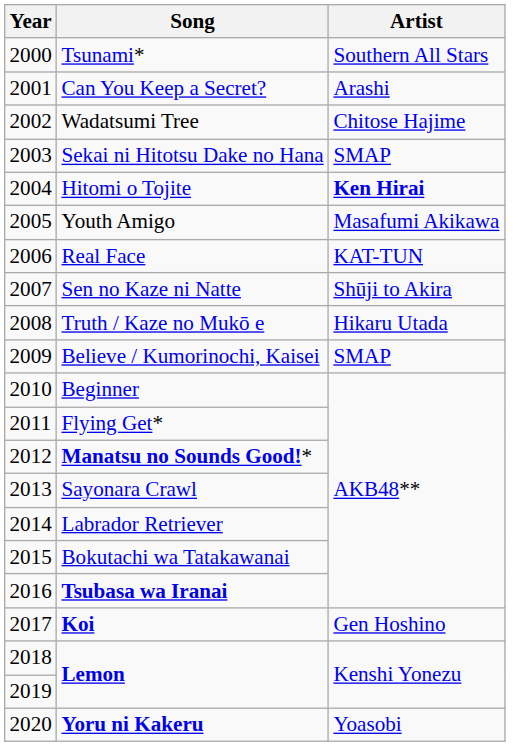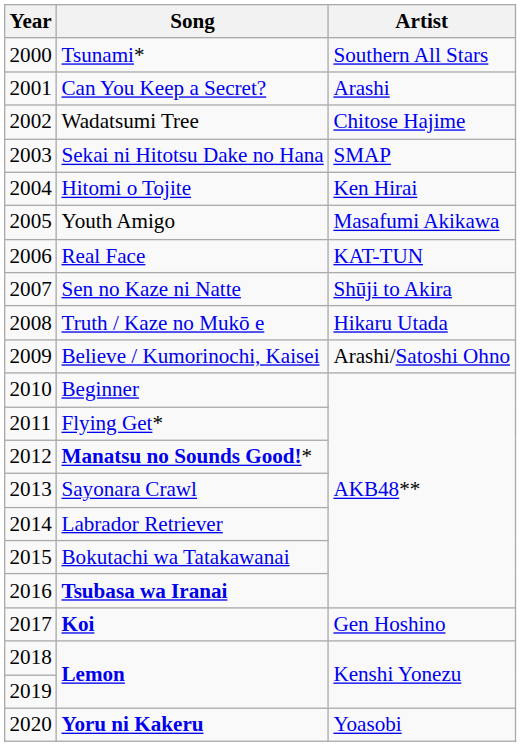(379, 188) bold -> (375, 188) normal
(362, 356) SMAP -> (422, 356) Arashi/Satoshi Ohno
